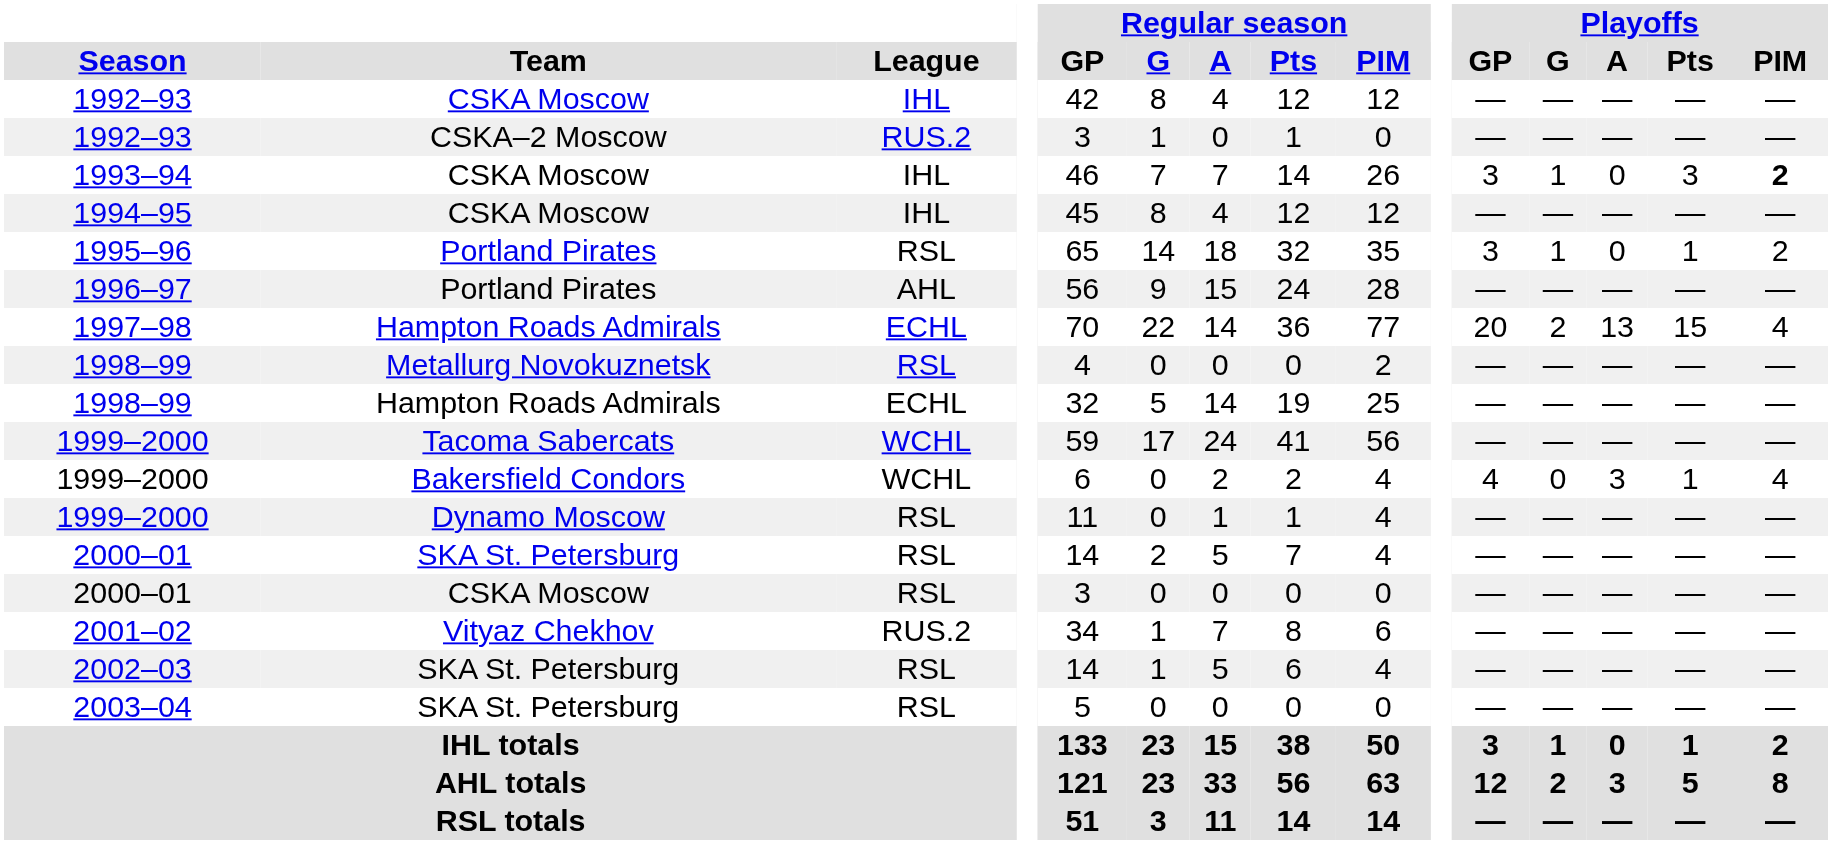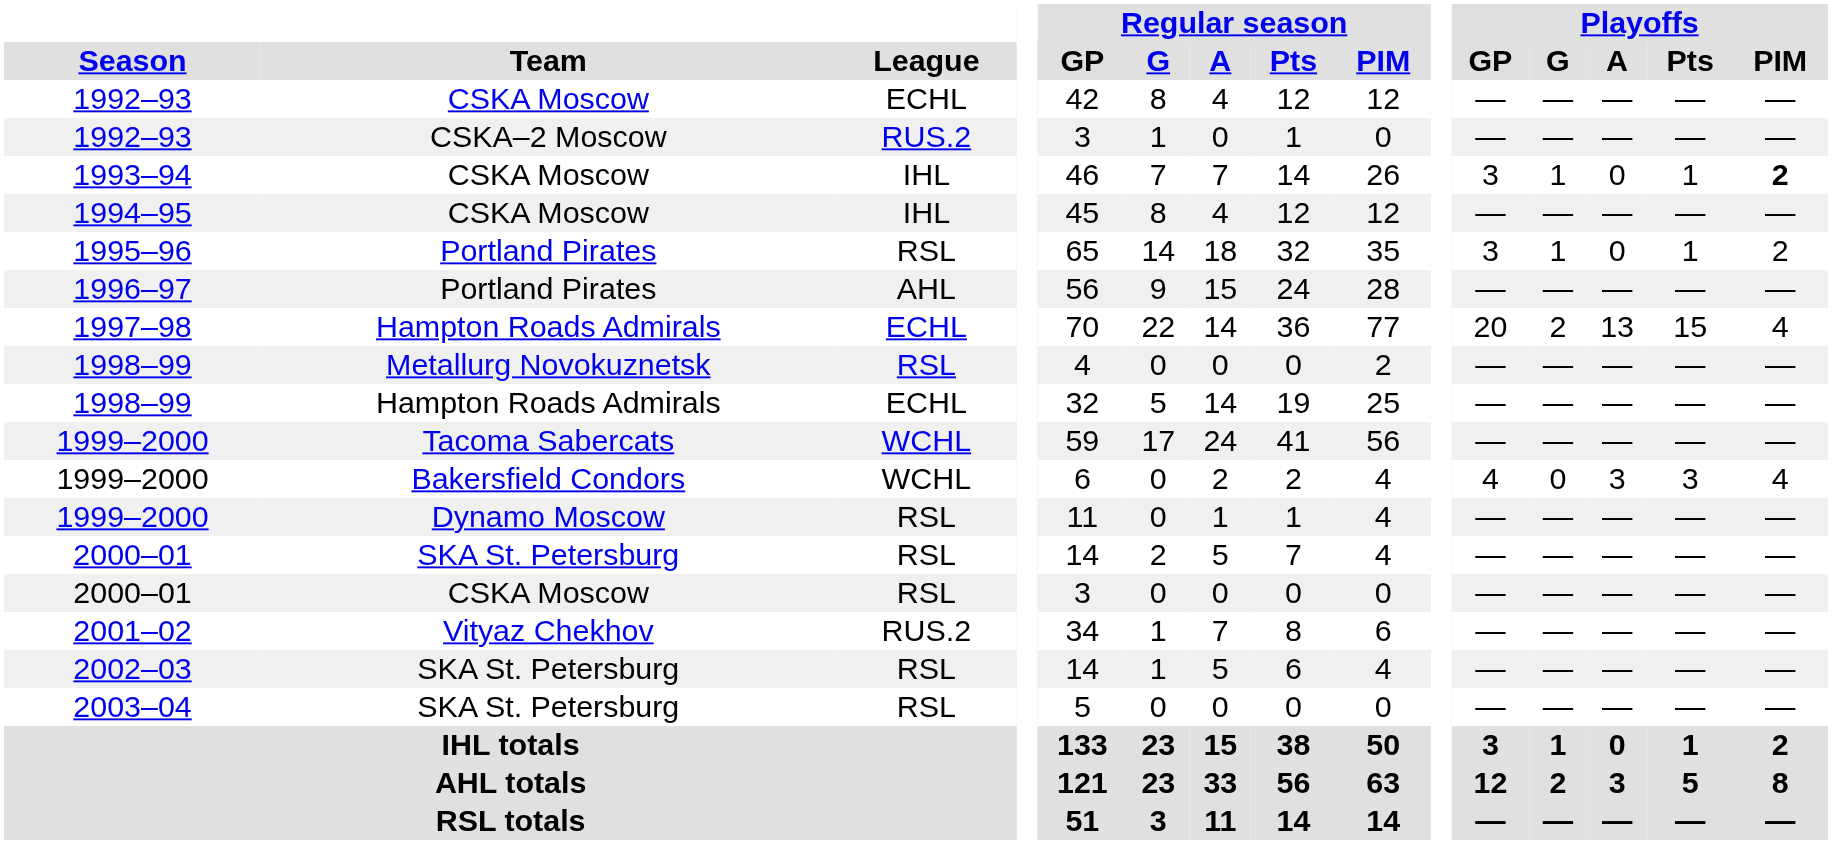(926, 98) IHL -> (926, 98) ECHL
(1690, 174) 3 -> (1690, 174) 1
(1690, 478) 1 -> (1690, 478) 3
